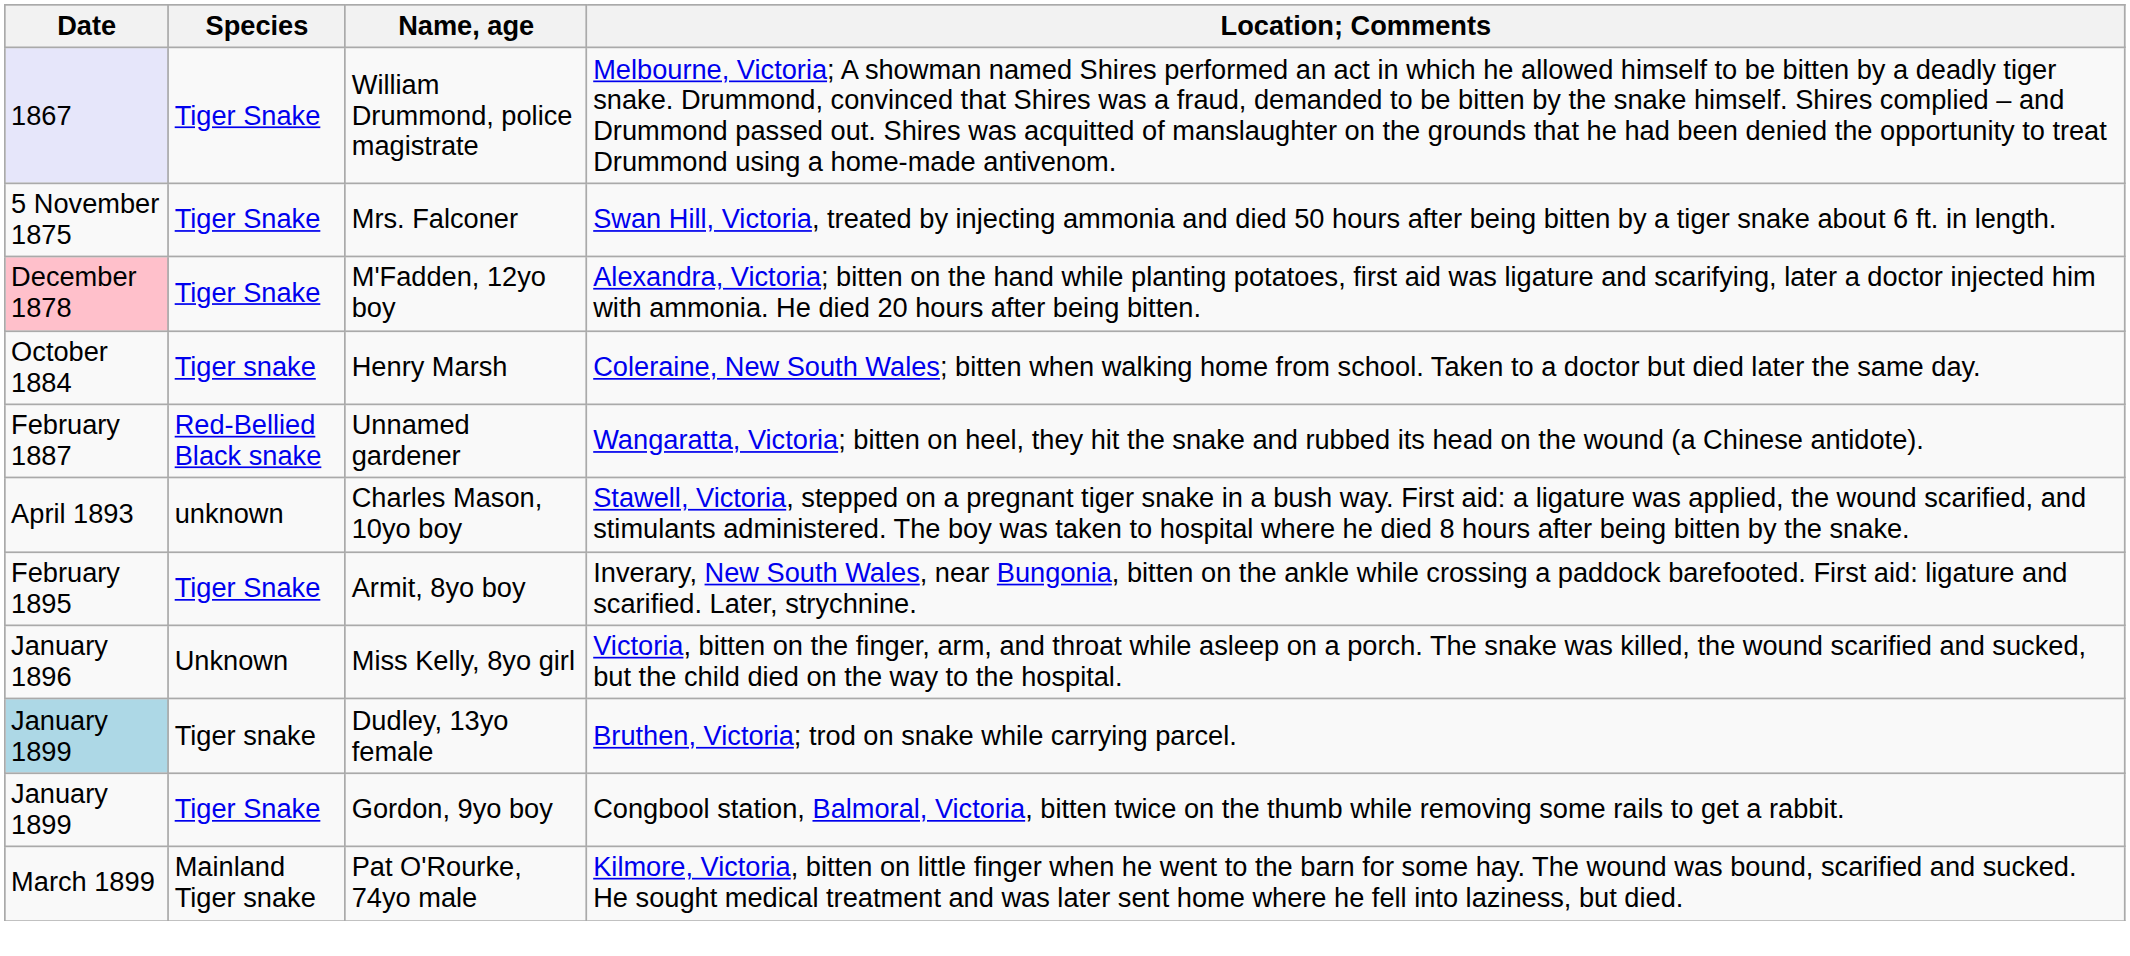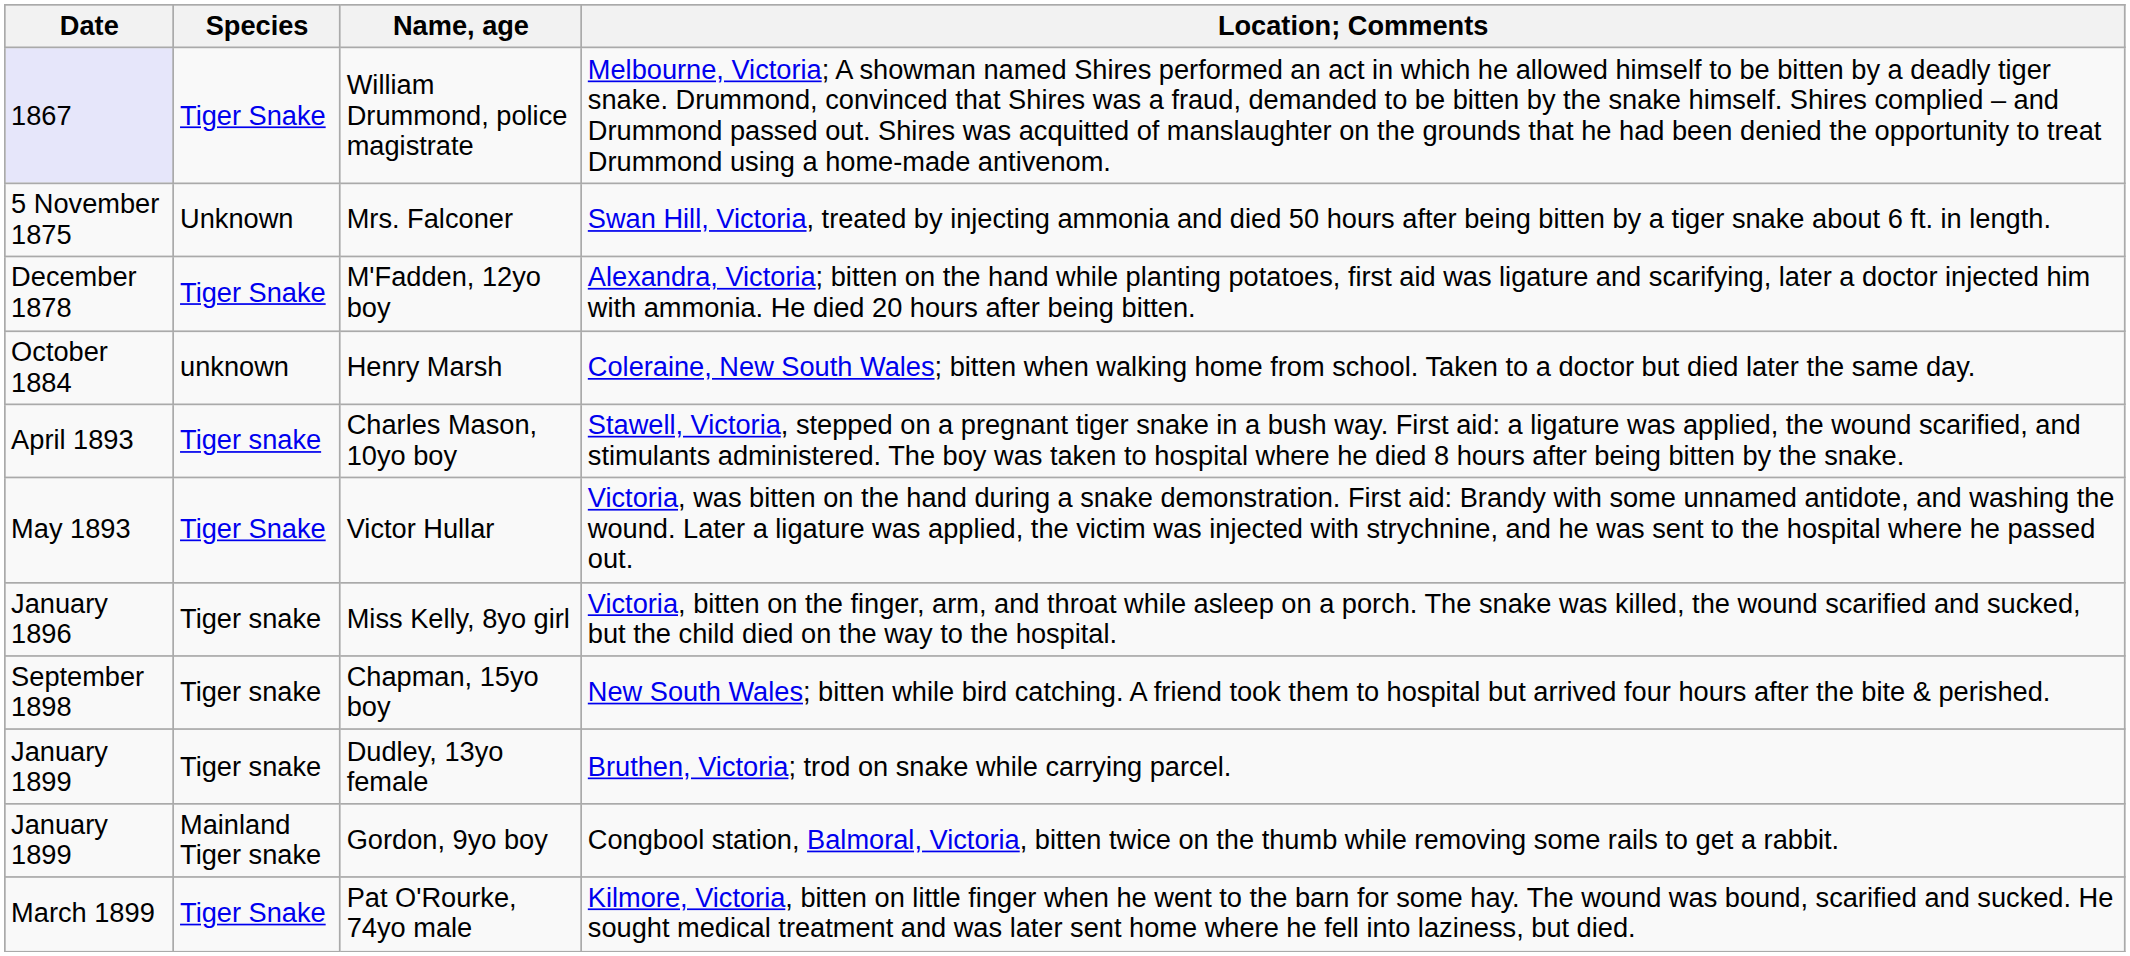(248, 219) Tiger Snake -> (237, 219) Unknown
(74, 293) pink background -> (74, 293) no background
(245, 366) Tiger snake -> (234, 366) unknown
- row: (411, 440)
(229, 514) unknown -> (251, 440) Tiger snake
+ row: (421, 529)
- row: (439, 588)
(231, 661) Unknown -> (251, 618) Tiger snake
+ row: (443, 692)
(60, 735) lightblue background -> (60, 766) no background
(248, 809) Tiger Snake -> (251, 839) Mainland Tiger snake
(245, 883) Mainland Tiger snake -> (253, 913) Tiger Snake
